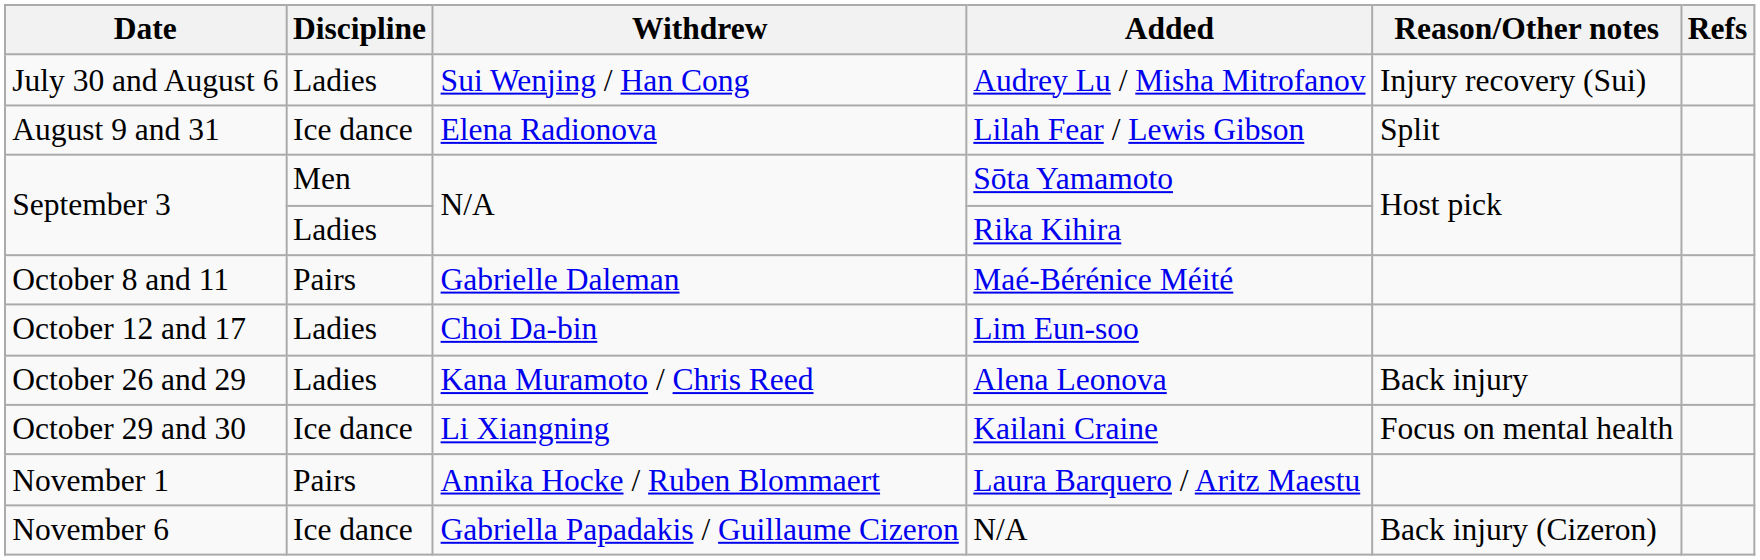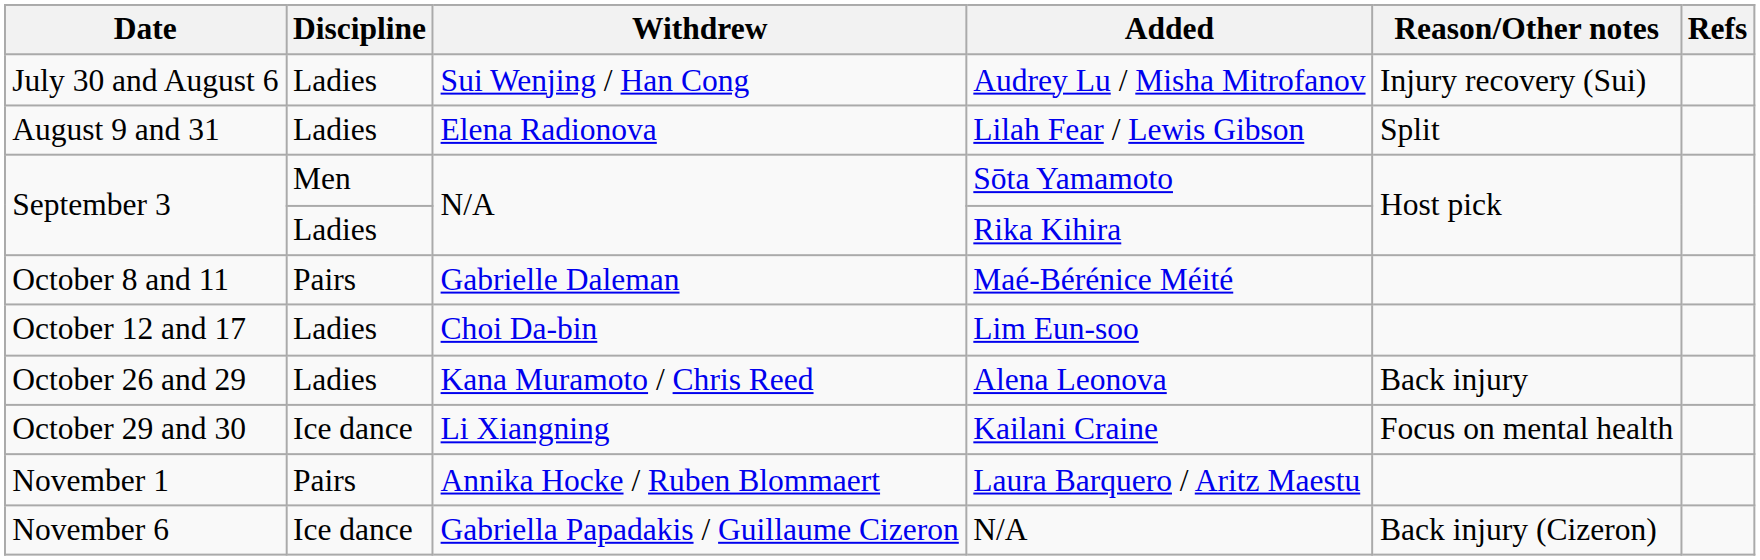(353, 129) Ice dance -> (335, 129) Ladies
